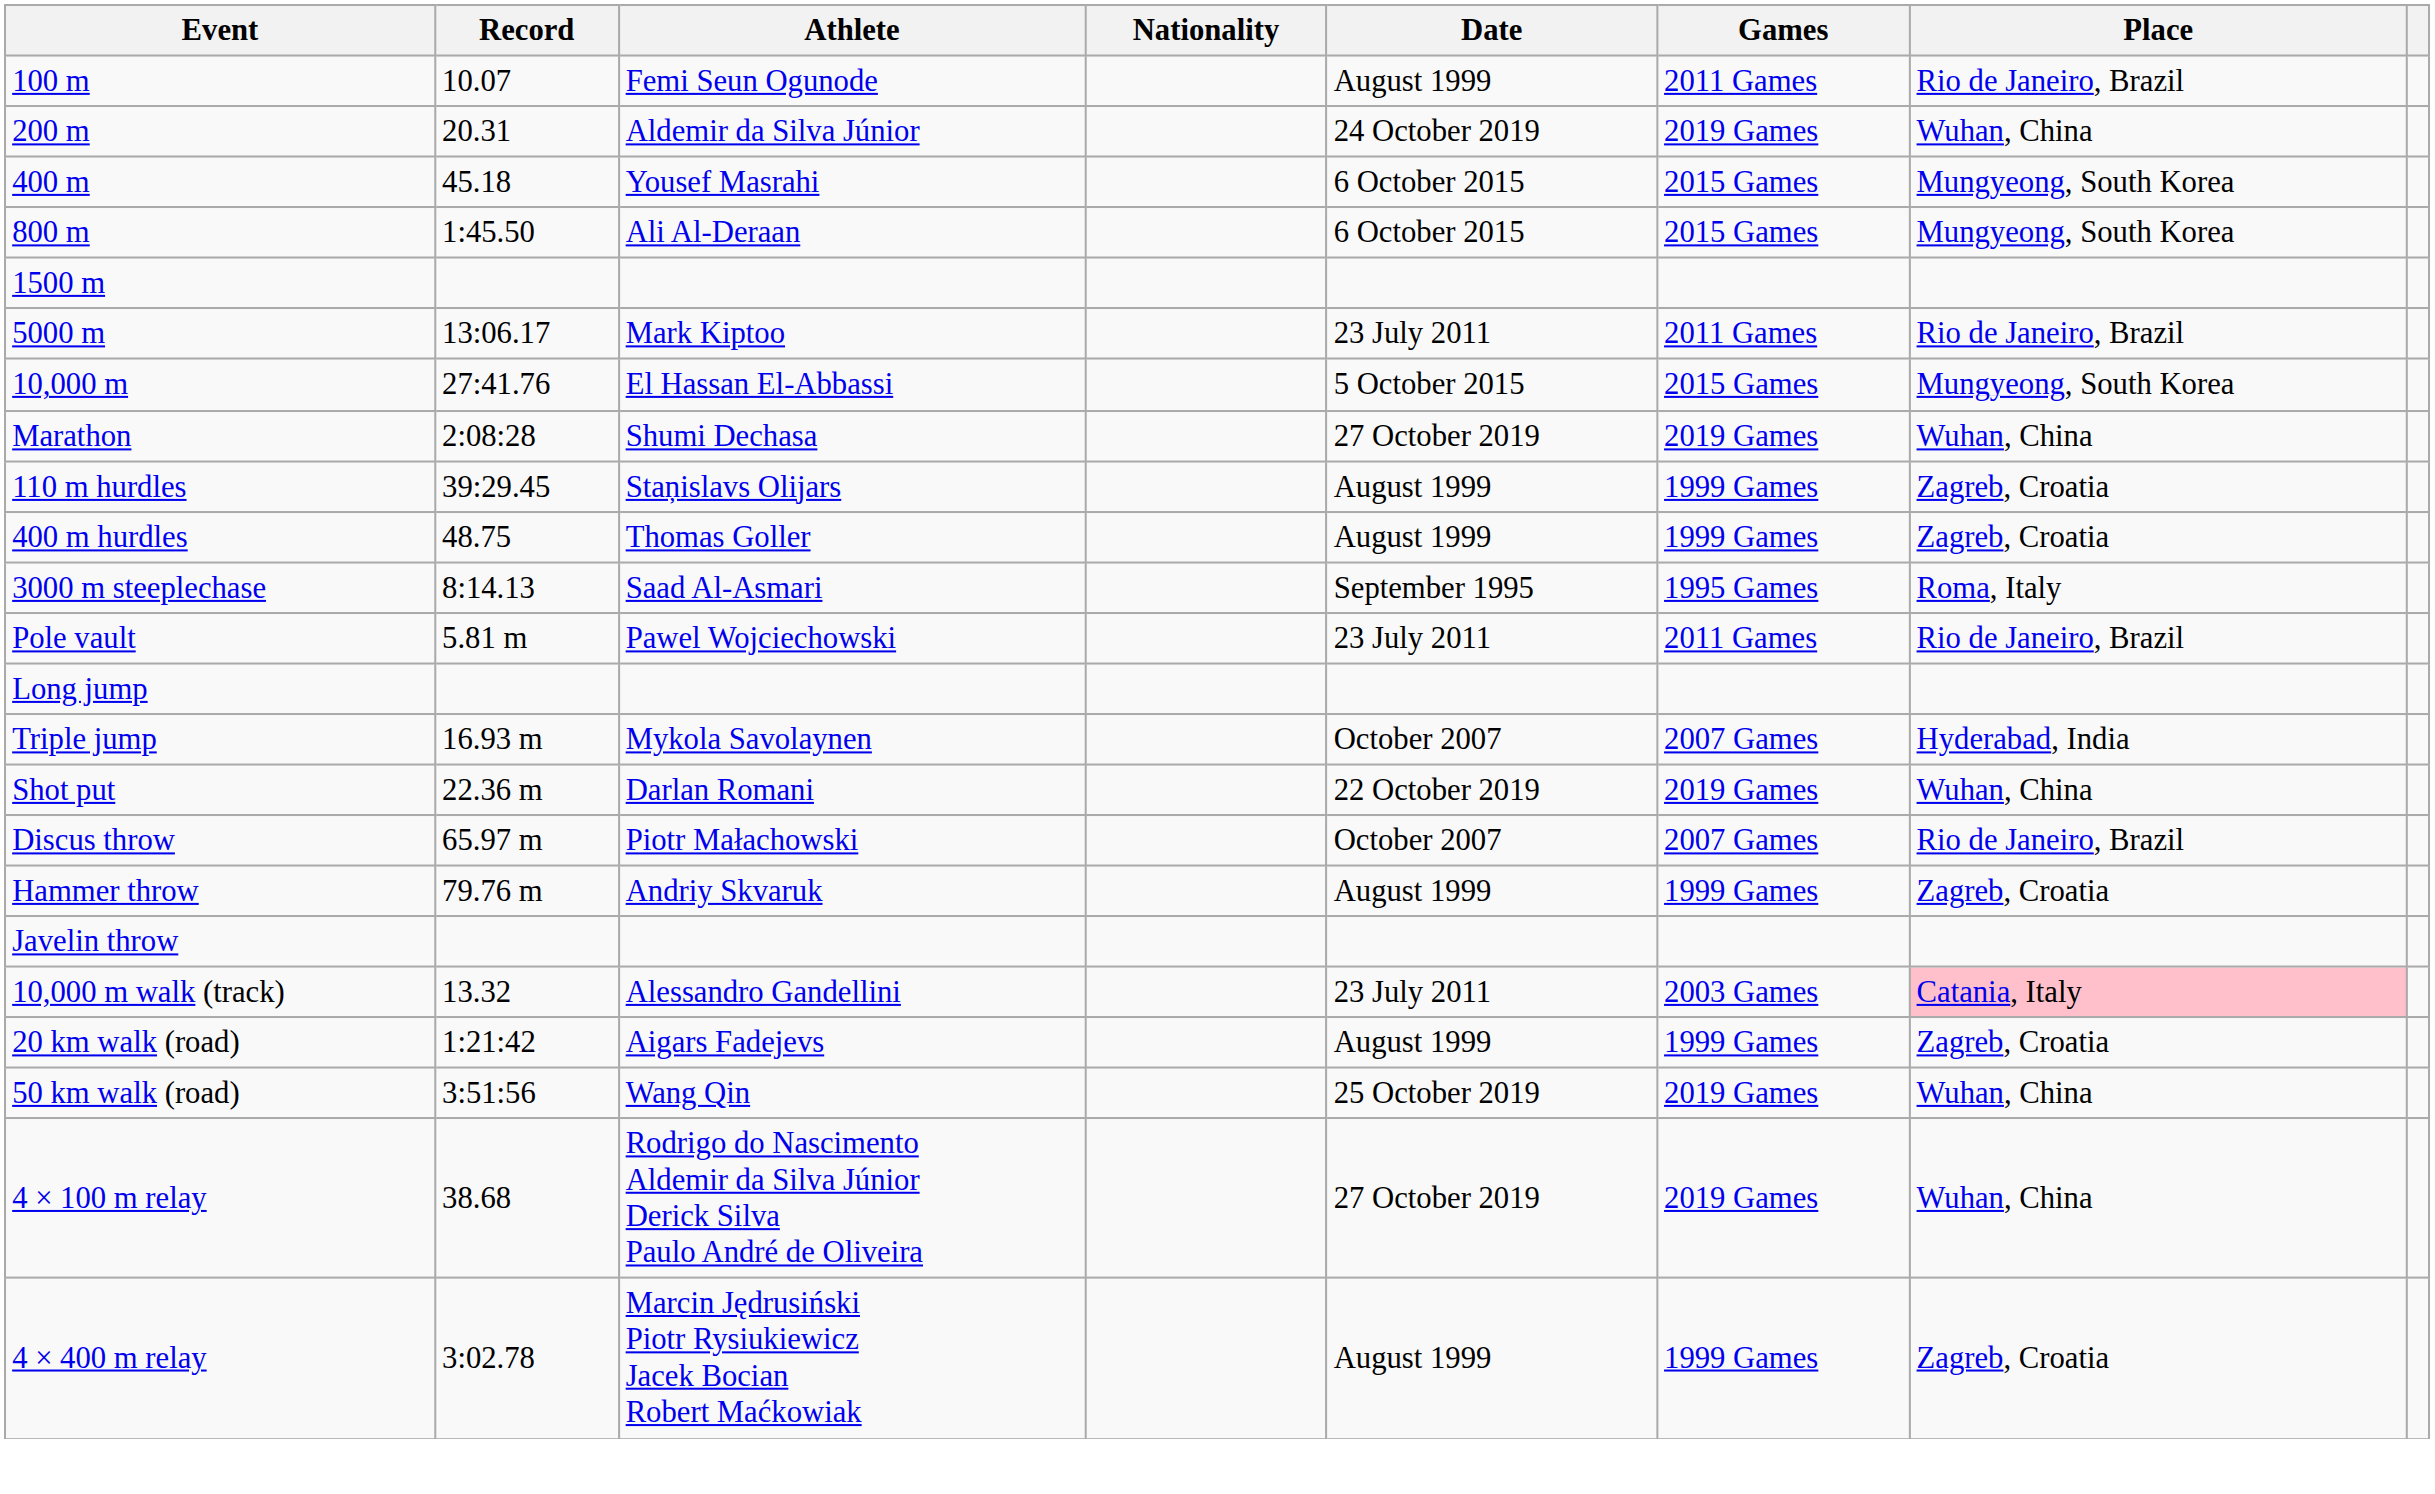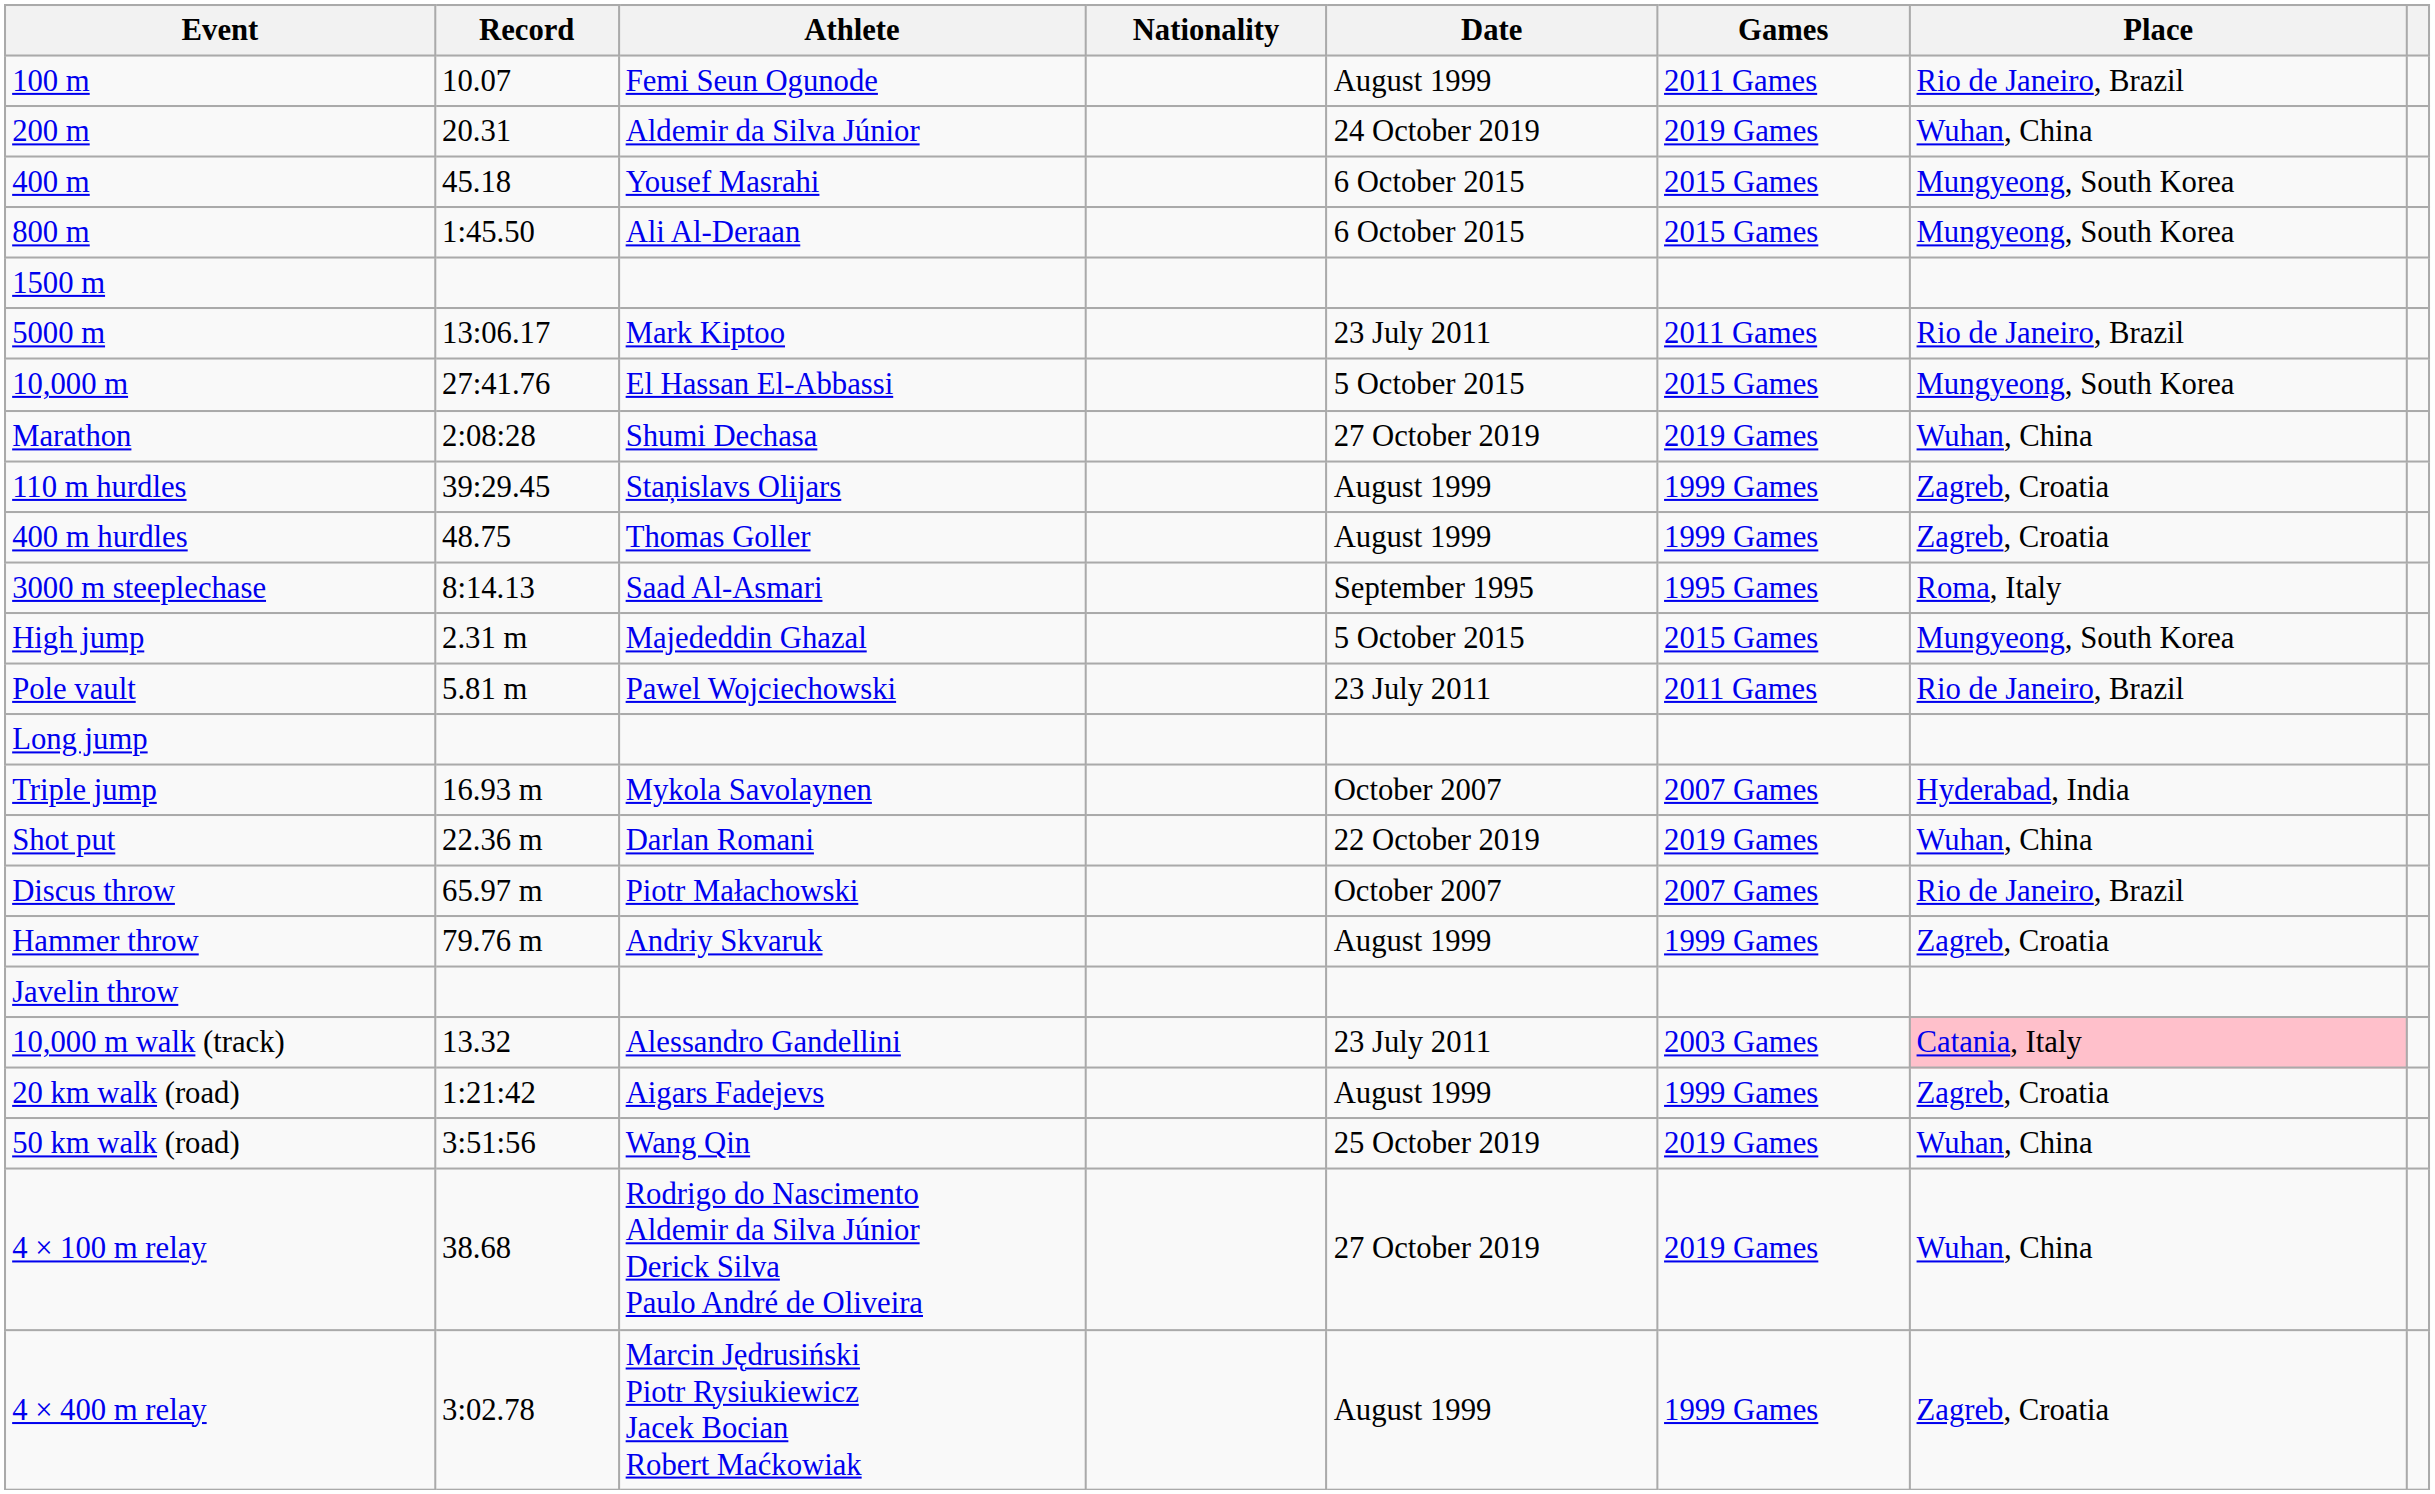+ row: (78, 637)
